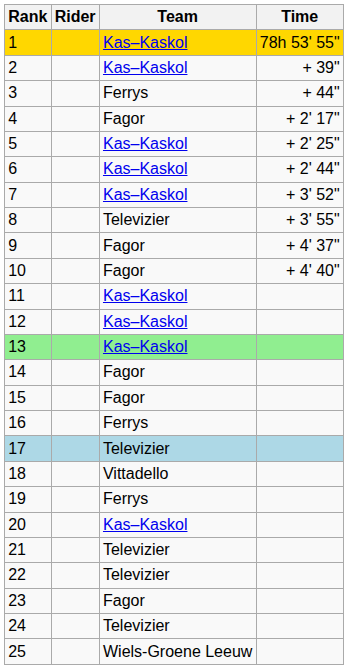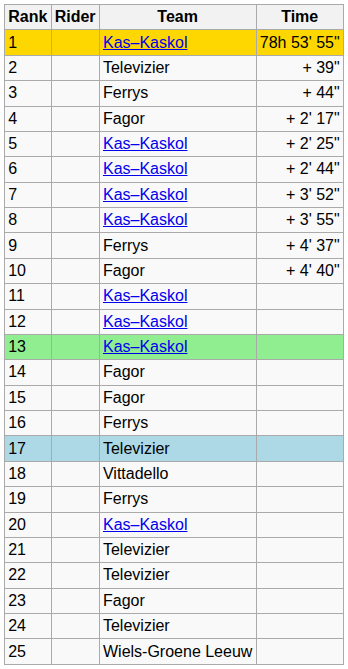(145, 67) Kas–Kaskol -> (136, 67) Televizier
(136, 220) Televizier -> (145, 220) Kas–Kaskol
(124, 245) Fagor -> (126, 245) Ferrys
